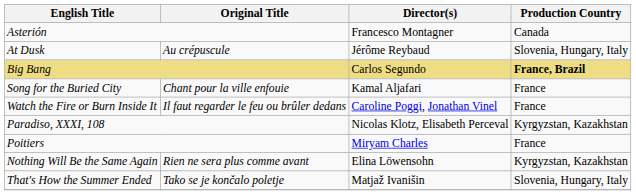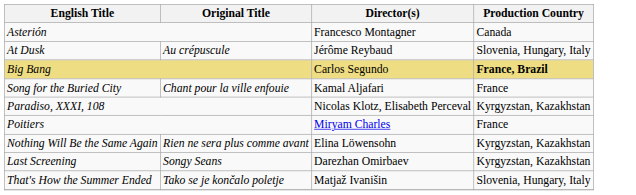- row: (82, 106)
+ row: (42, 161)
